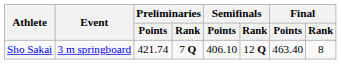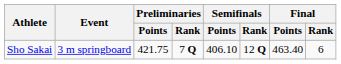(153, 50) 421.74 -> (153, 50) 421.75
(321, 50) 8 -> (321, 50) 6
